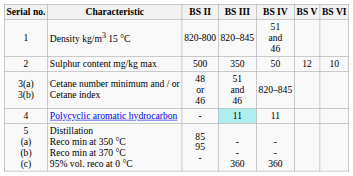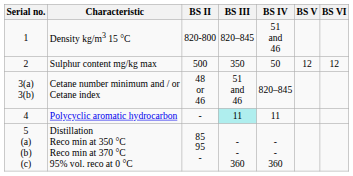(334, 64) 10 -> (334, 64) 12
